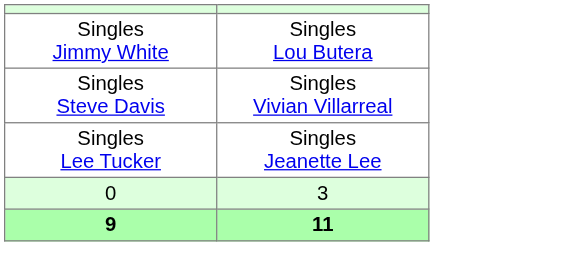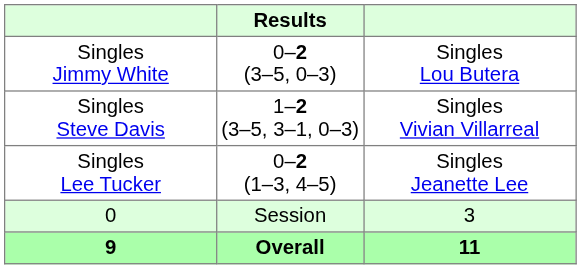+ column: (290, 20)
